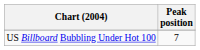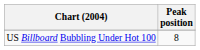(176, 38) 7 -> (176, 38) 8
